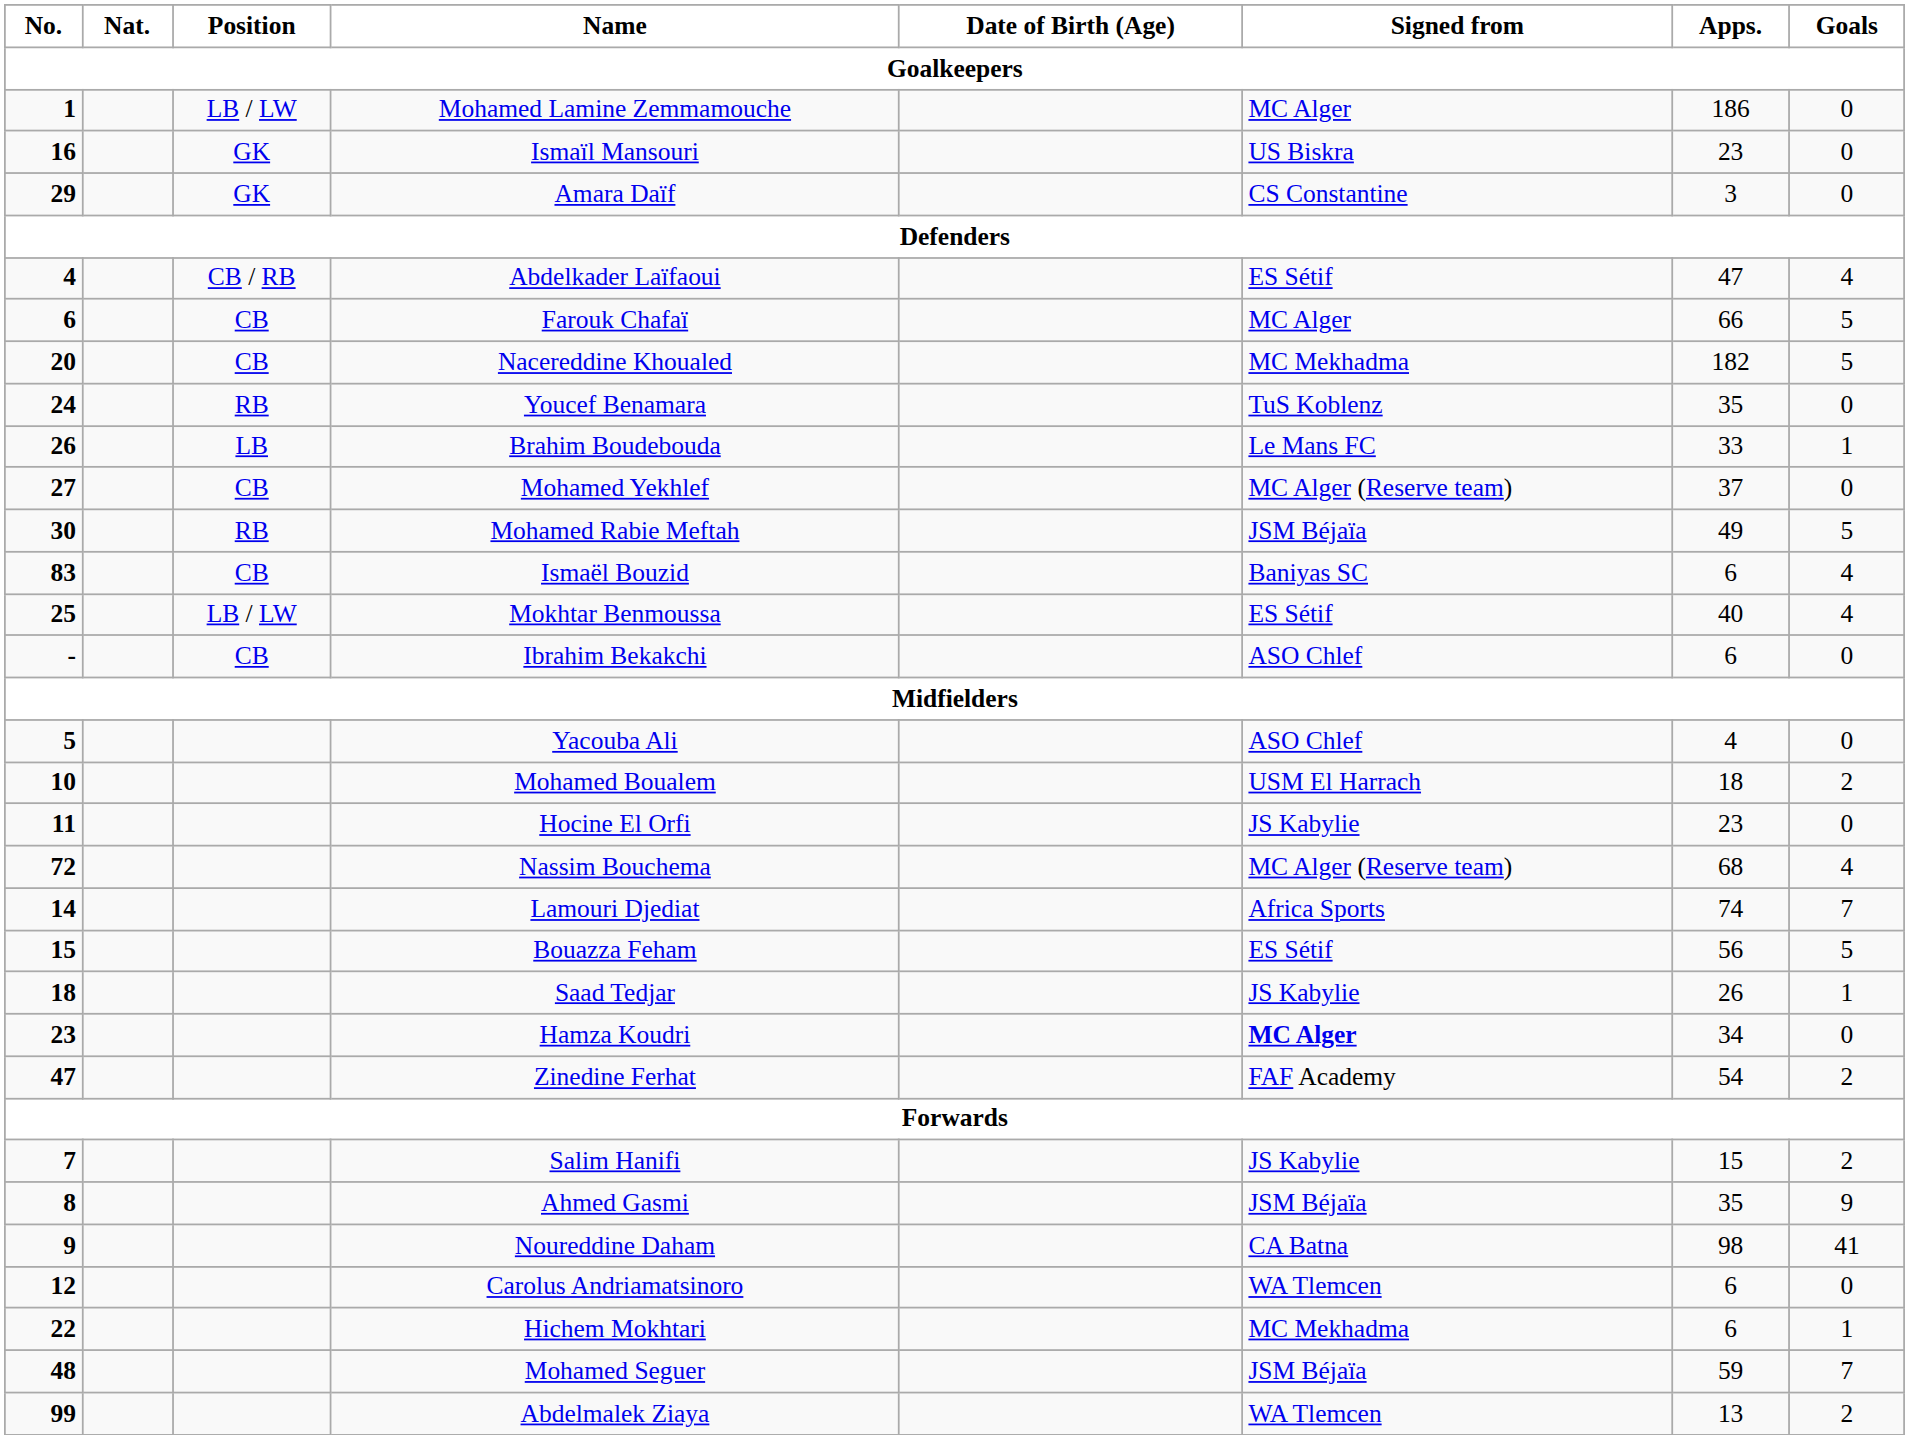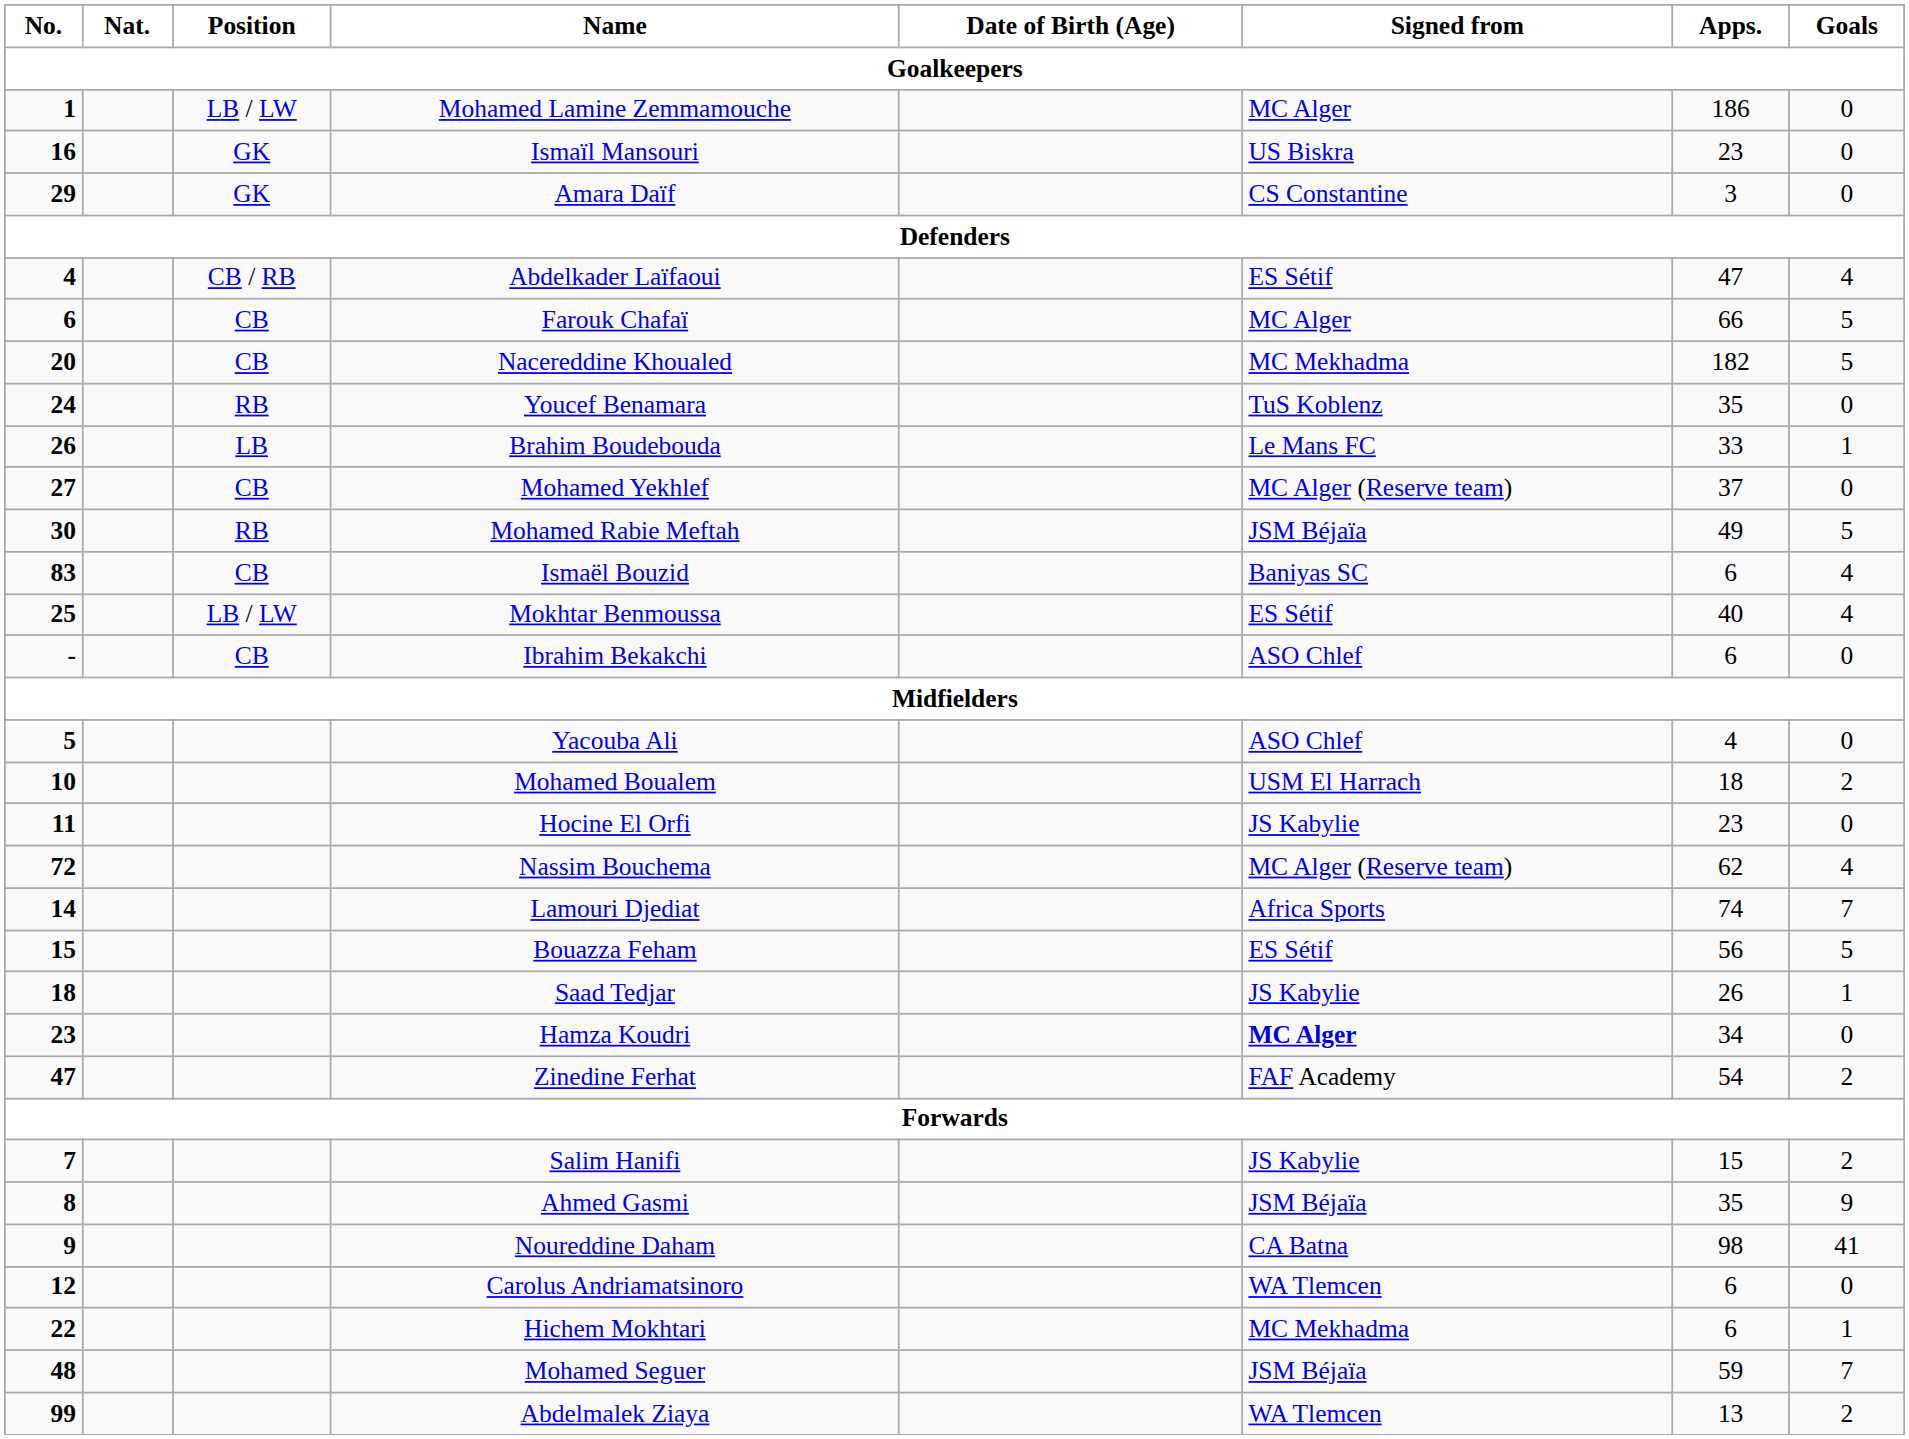(1731, 866) 68 -> (1731, 866) 62
